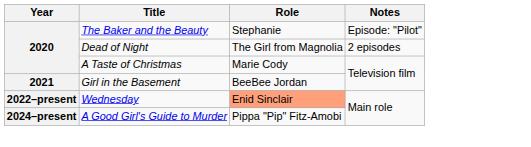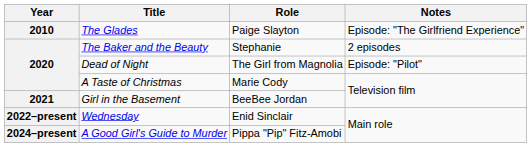+ row: (110, 30)
(385, 30) Episode: "Pilot" -> (374, 47) 2 episodes
(374, 47) 2 episodes -> (385, 64) Episode: "Pilot"
(262, 99) lightsalmon background -> (262, 116) no background
